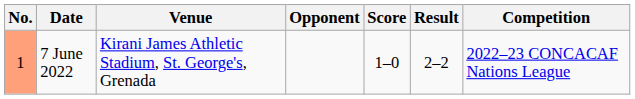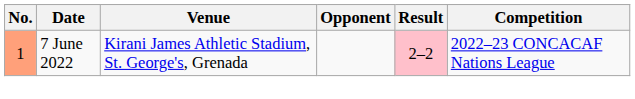- column: (387, 17)
(436, 62) no background -> (421, 52) pink background
